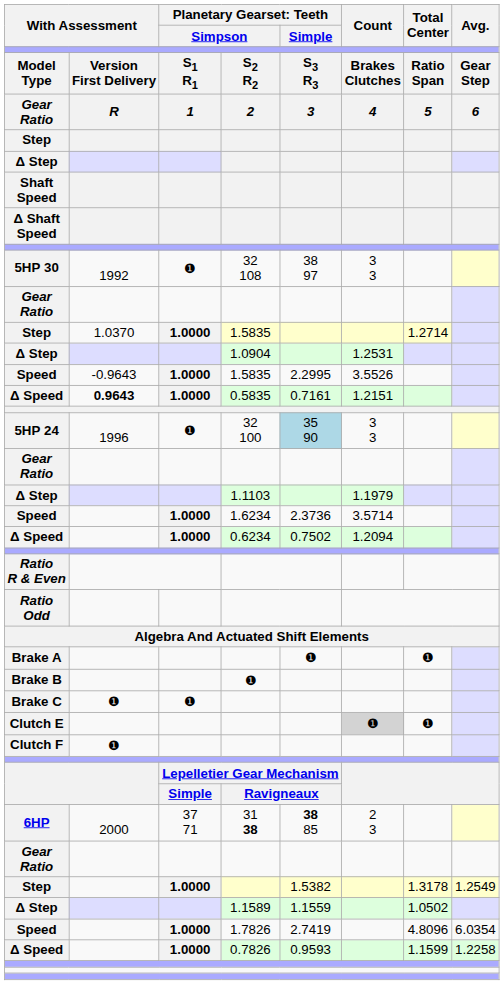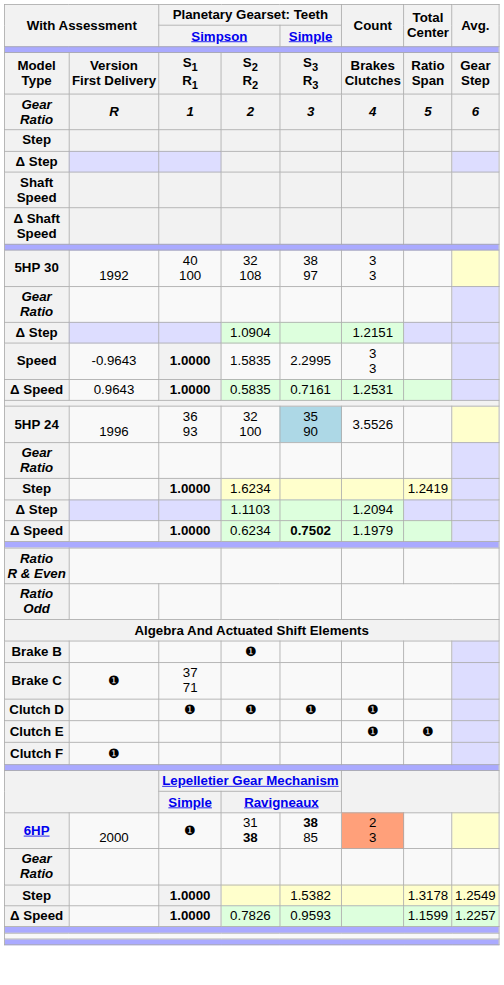(190, 268) ❶ -> (190, 268) 40 100
- row: (37, 332)
(373, 353) 1.2531 -> (373, 332) 1.2151
(373, 374) 3.5526 -> (373, 361) 3 3
(114, 396) bold -> (114, 389) normal
(373, 396) 1.2151 -> (373, 389) 1.2531
(190, 431) ❶ -> (190, 424) 36 93
(373, 430) 3 3 -> (373, 424) 3.5526
+ row: (37, 489)
(373, 495) 1.1979 -> (373, 510) 1.2094
- row: (37, 516)
(311, 537) normal -> (311, 531) bold
(373, 537) 1.2094 -> (373, 531) 1.1979
- row: (37, 657)
(190, 702) ❶ -> (190, 680) 37 71
+ row: (37, 709)
(373, 724) lightgrey background -> (373, 732) no background
(190, 822) 37 71 -> (190, 831) ❶
(373, 822) no background -> (373, 830) lightsalmon background
- row: (37, 908)
- row: (37, 929)
(475, 950) 1.2258 -> (475, 916) 1.2257
